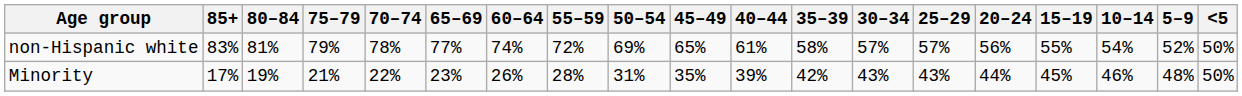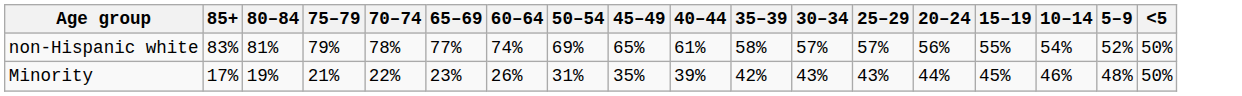- column: (578, 19)
